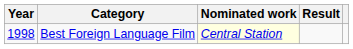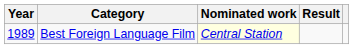(21, 33) 1998 -> (21, 33) 1989
